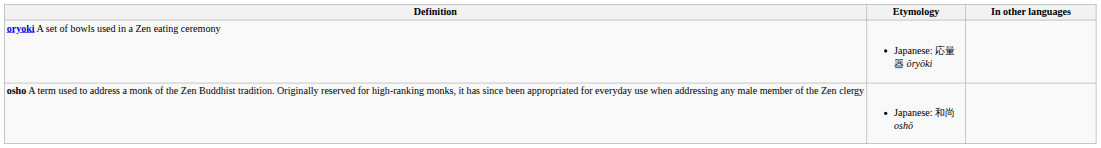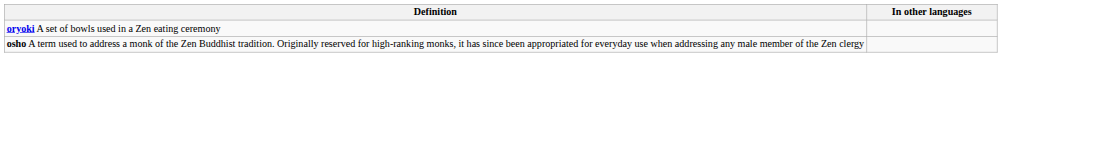- column: (916, 12)
